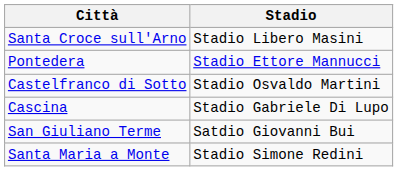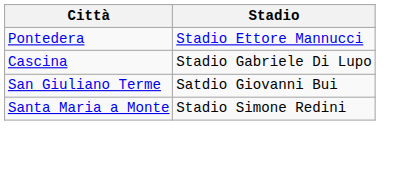- row: (97, 39)
- row: (97, 85)
